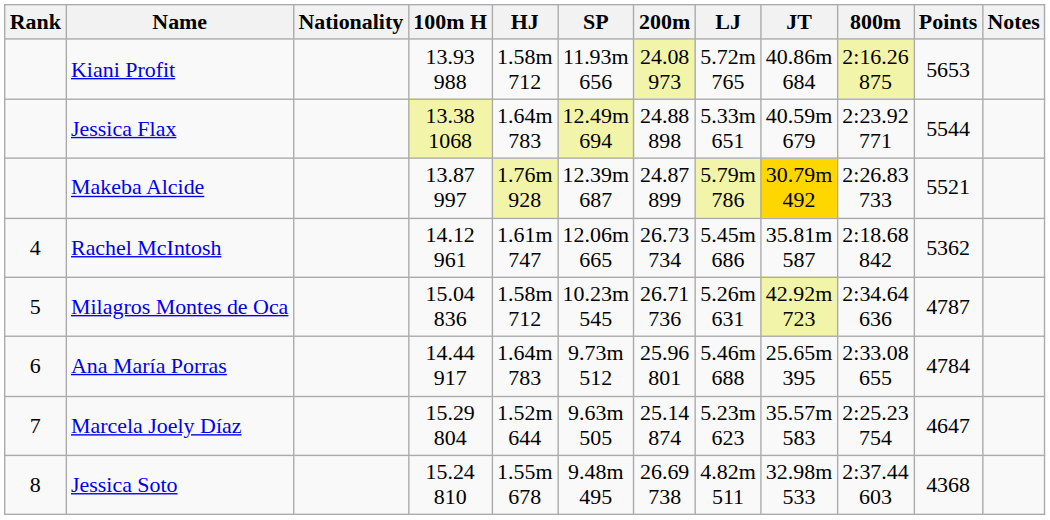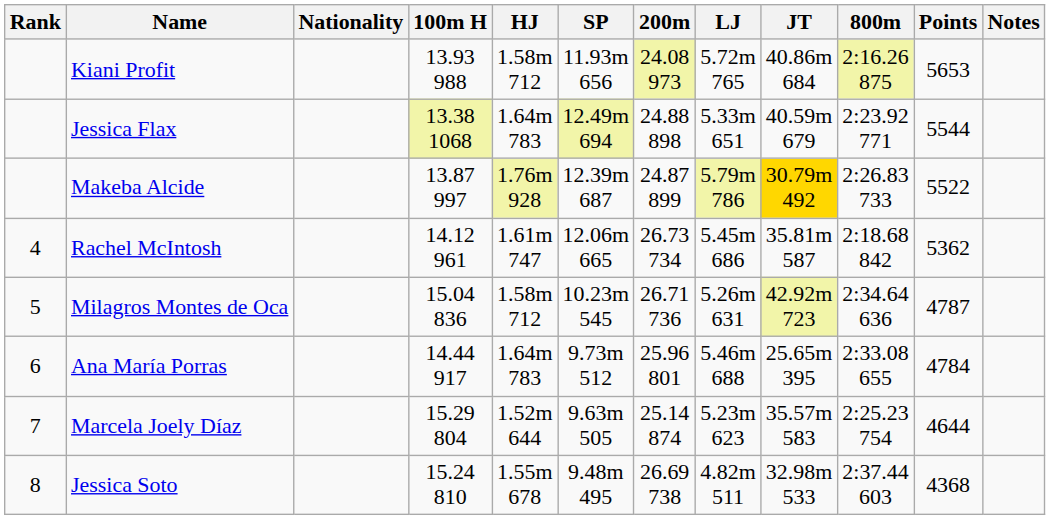(948, 187) 5521 -> (948, 187) 5522
(948, 425) 4647 -> (948, 425) 4644
